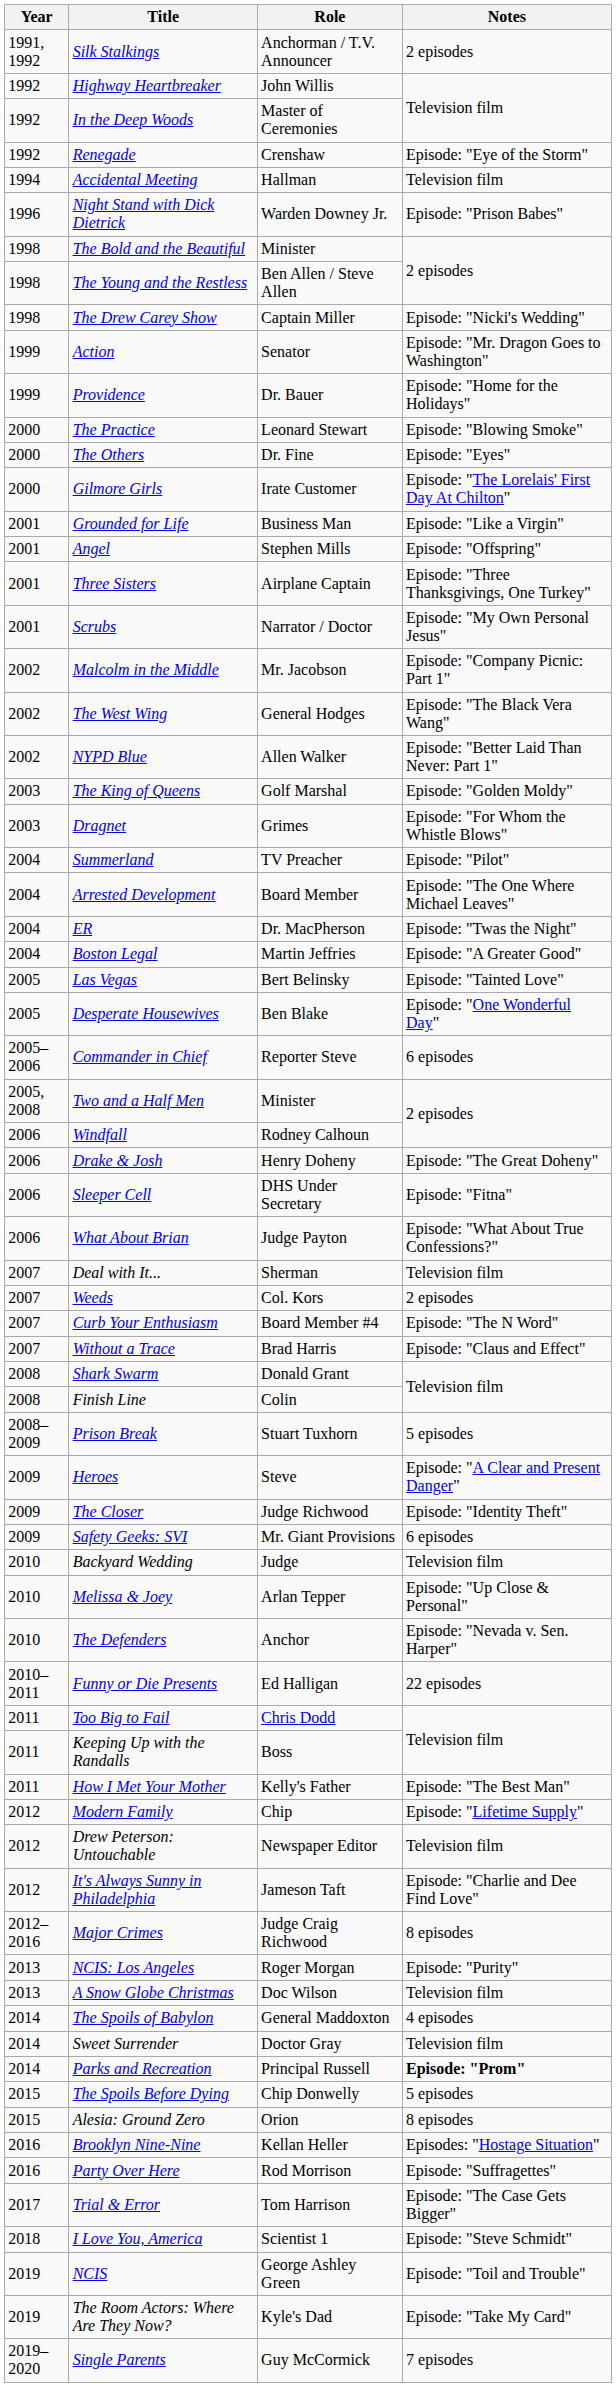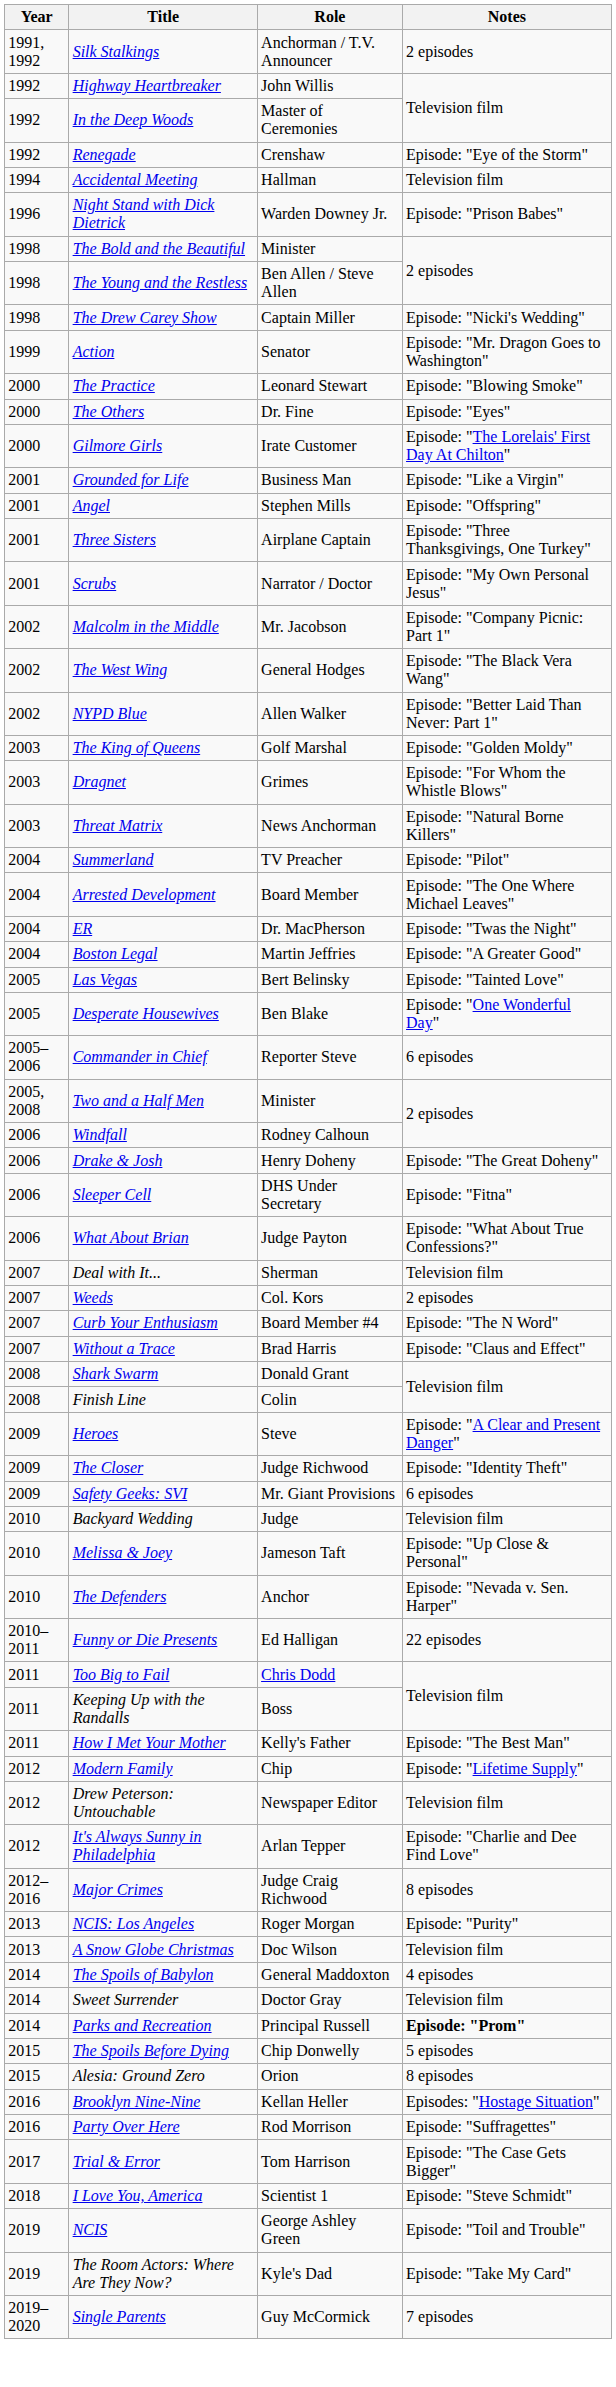- row: (109, 395)
+ row: (117, 825)
- row: (115, 1433)
(303, 1596) Arlan Tepper -> (303, 1553) Jameson Taft
(303, 1889) Jameson Taft -> (303, 1846) Arlan Tepper
